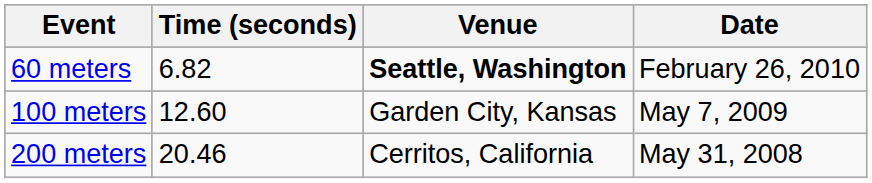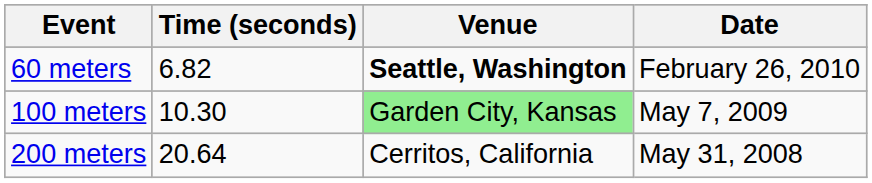(193, 111) 12.60 -> (193, 111) 10.30
(493, 111) no background -> (493, 111) lightgreen background
(193, 154) 20.46 -> (193, 154) 20.64
